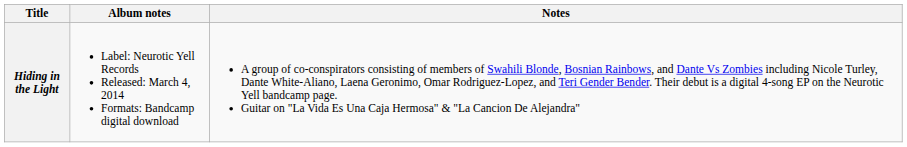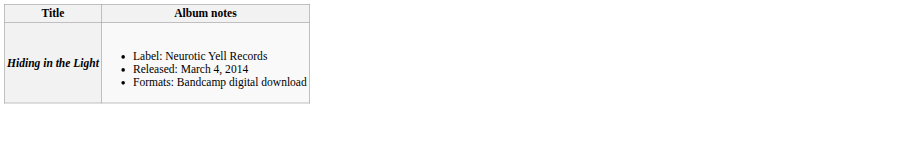- column: (556, 13)
